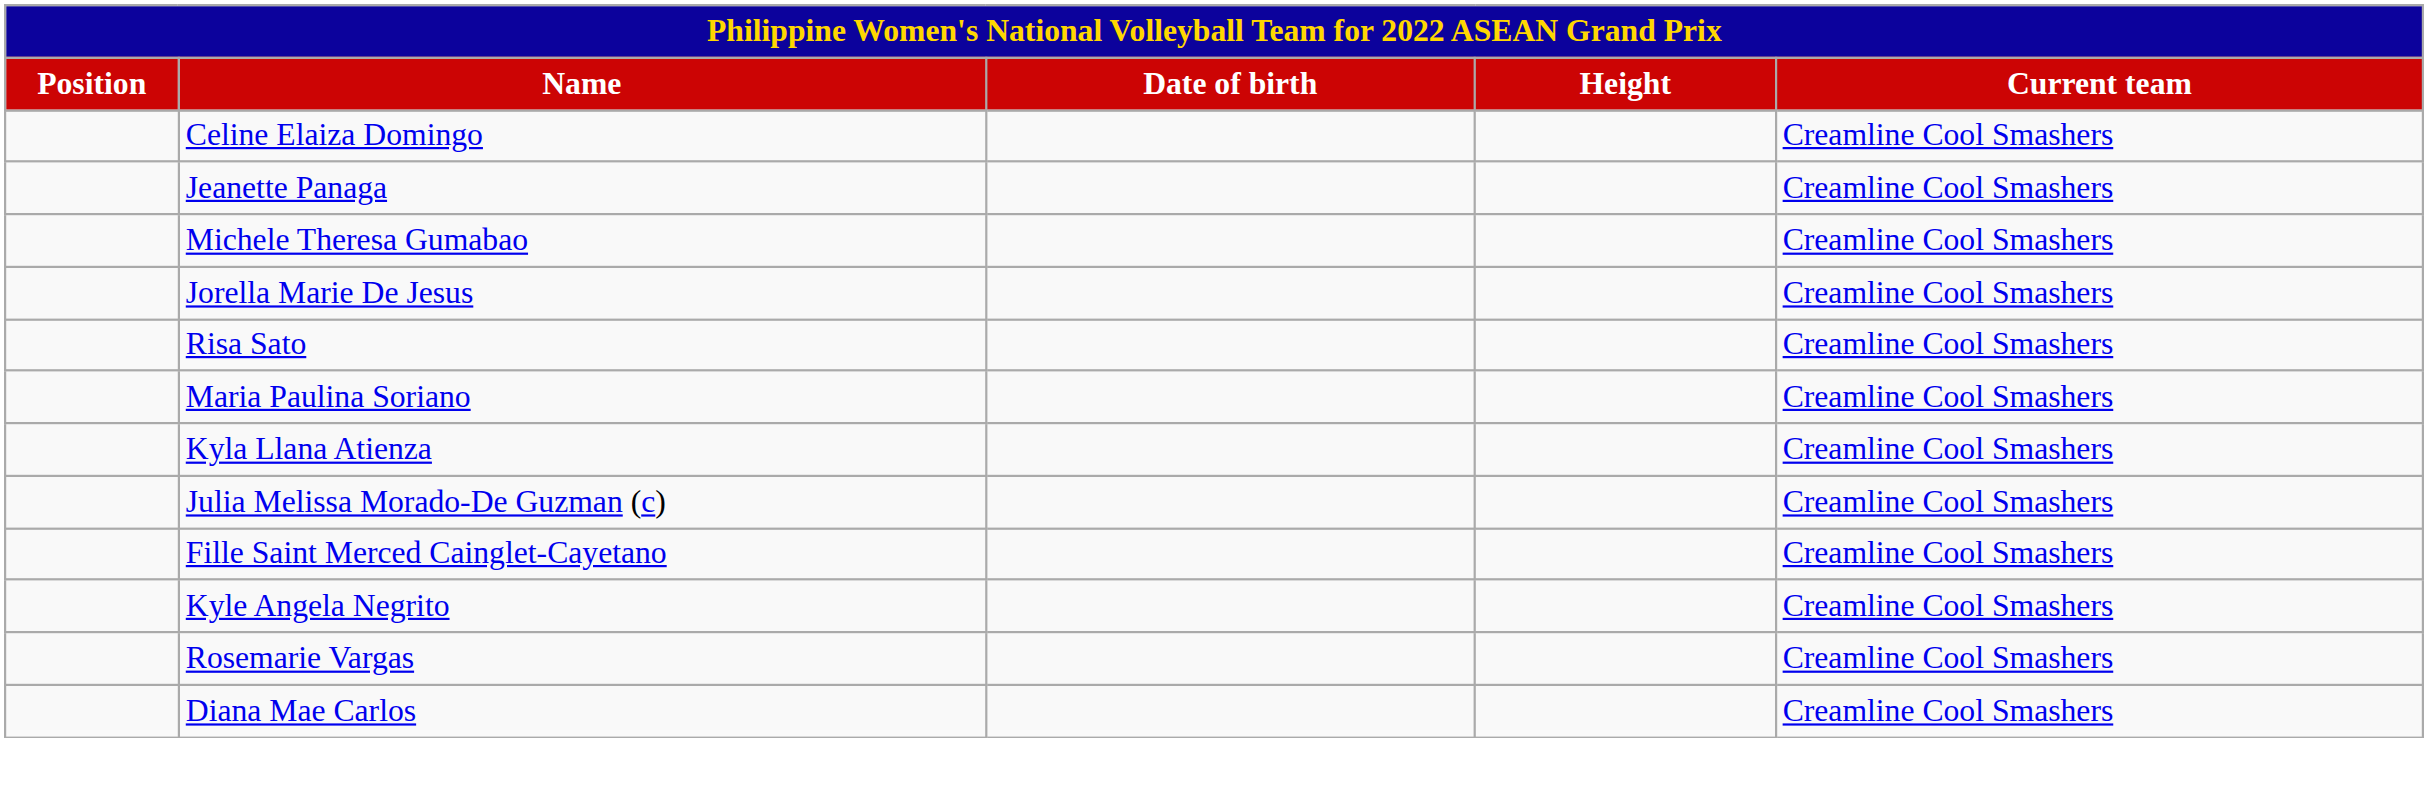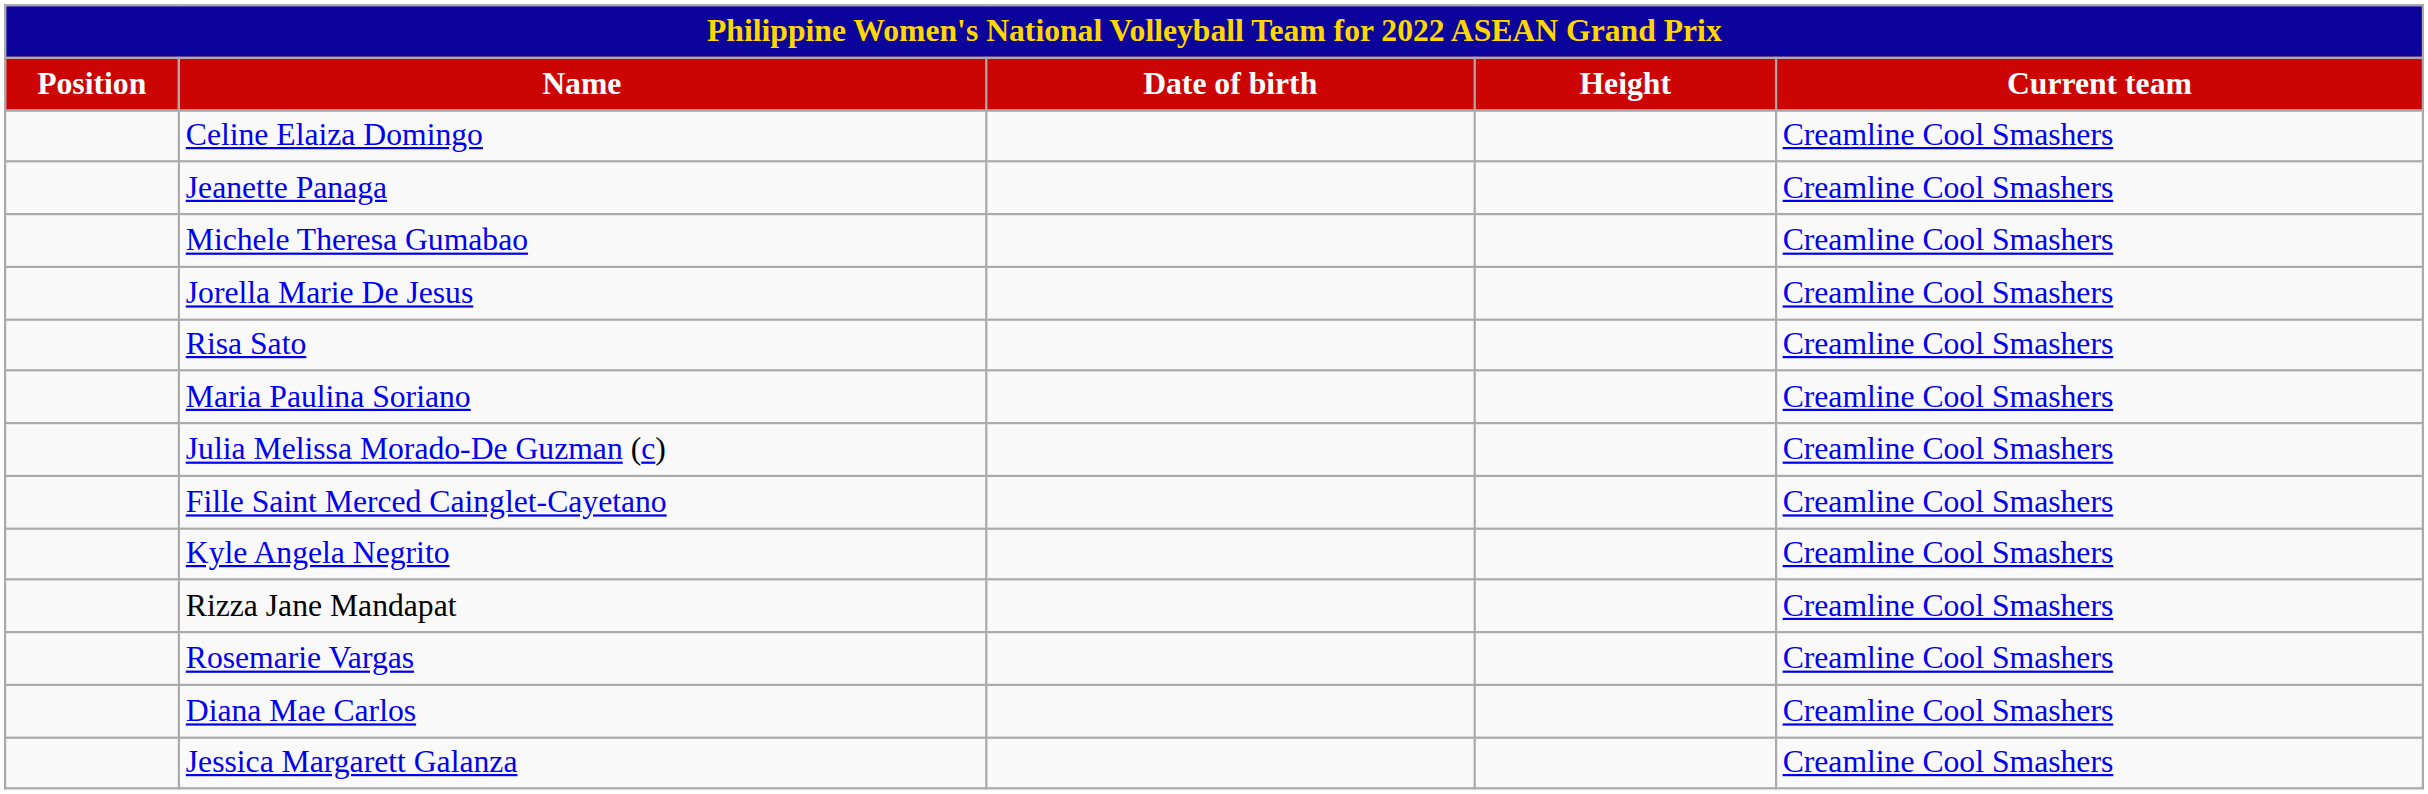- row: (309, 449)
+ row: (321, 605)
+ row: (352, 762)
